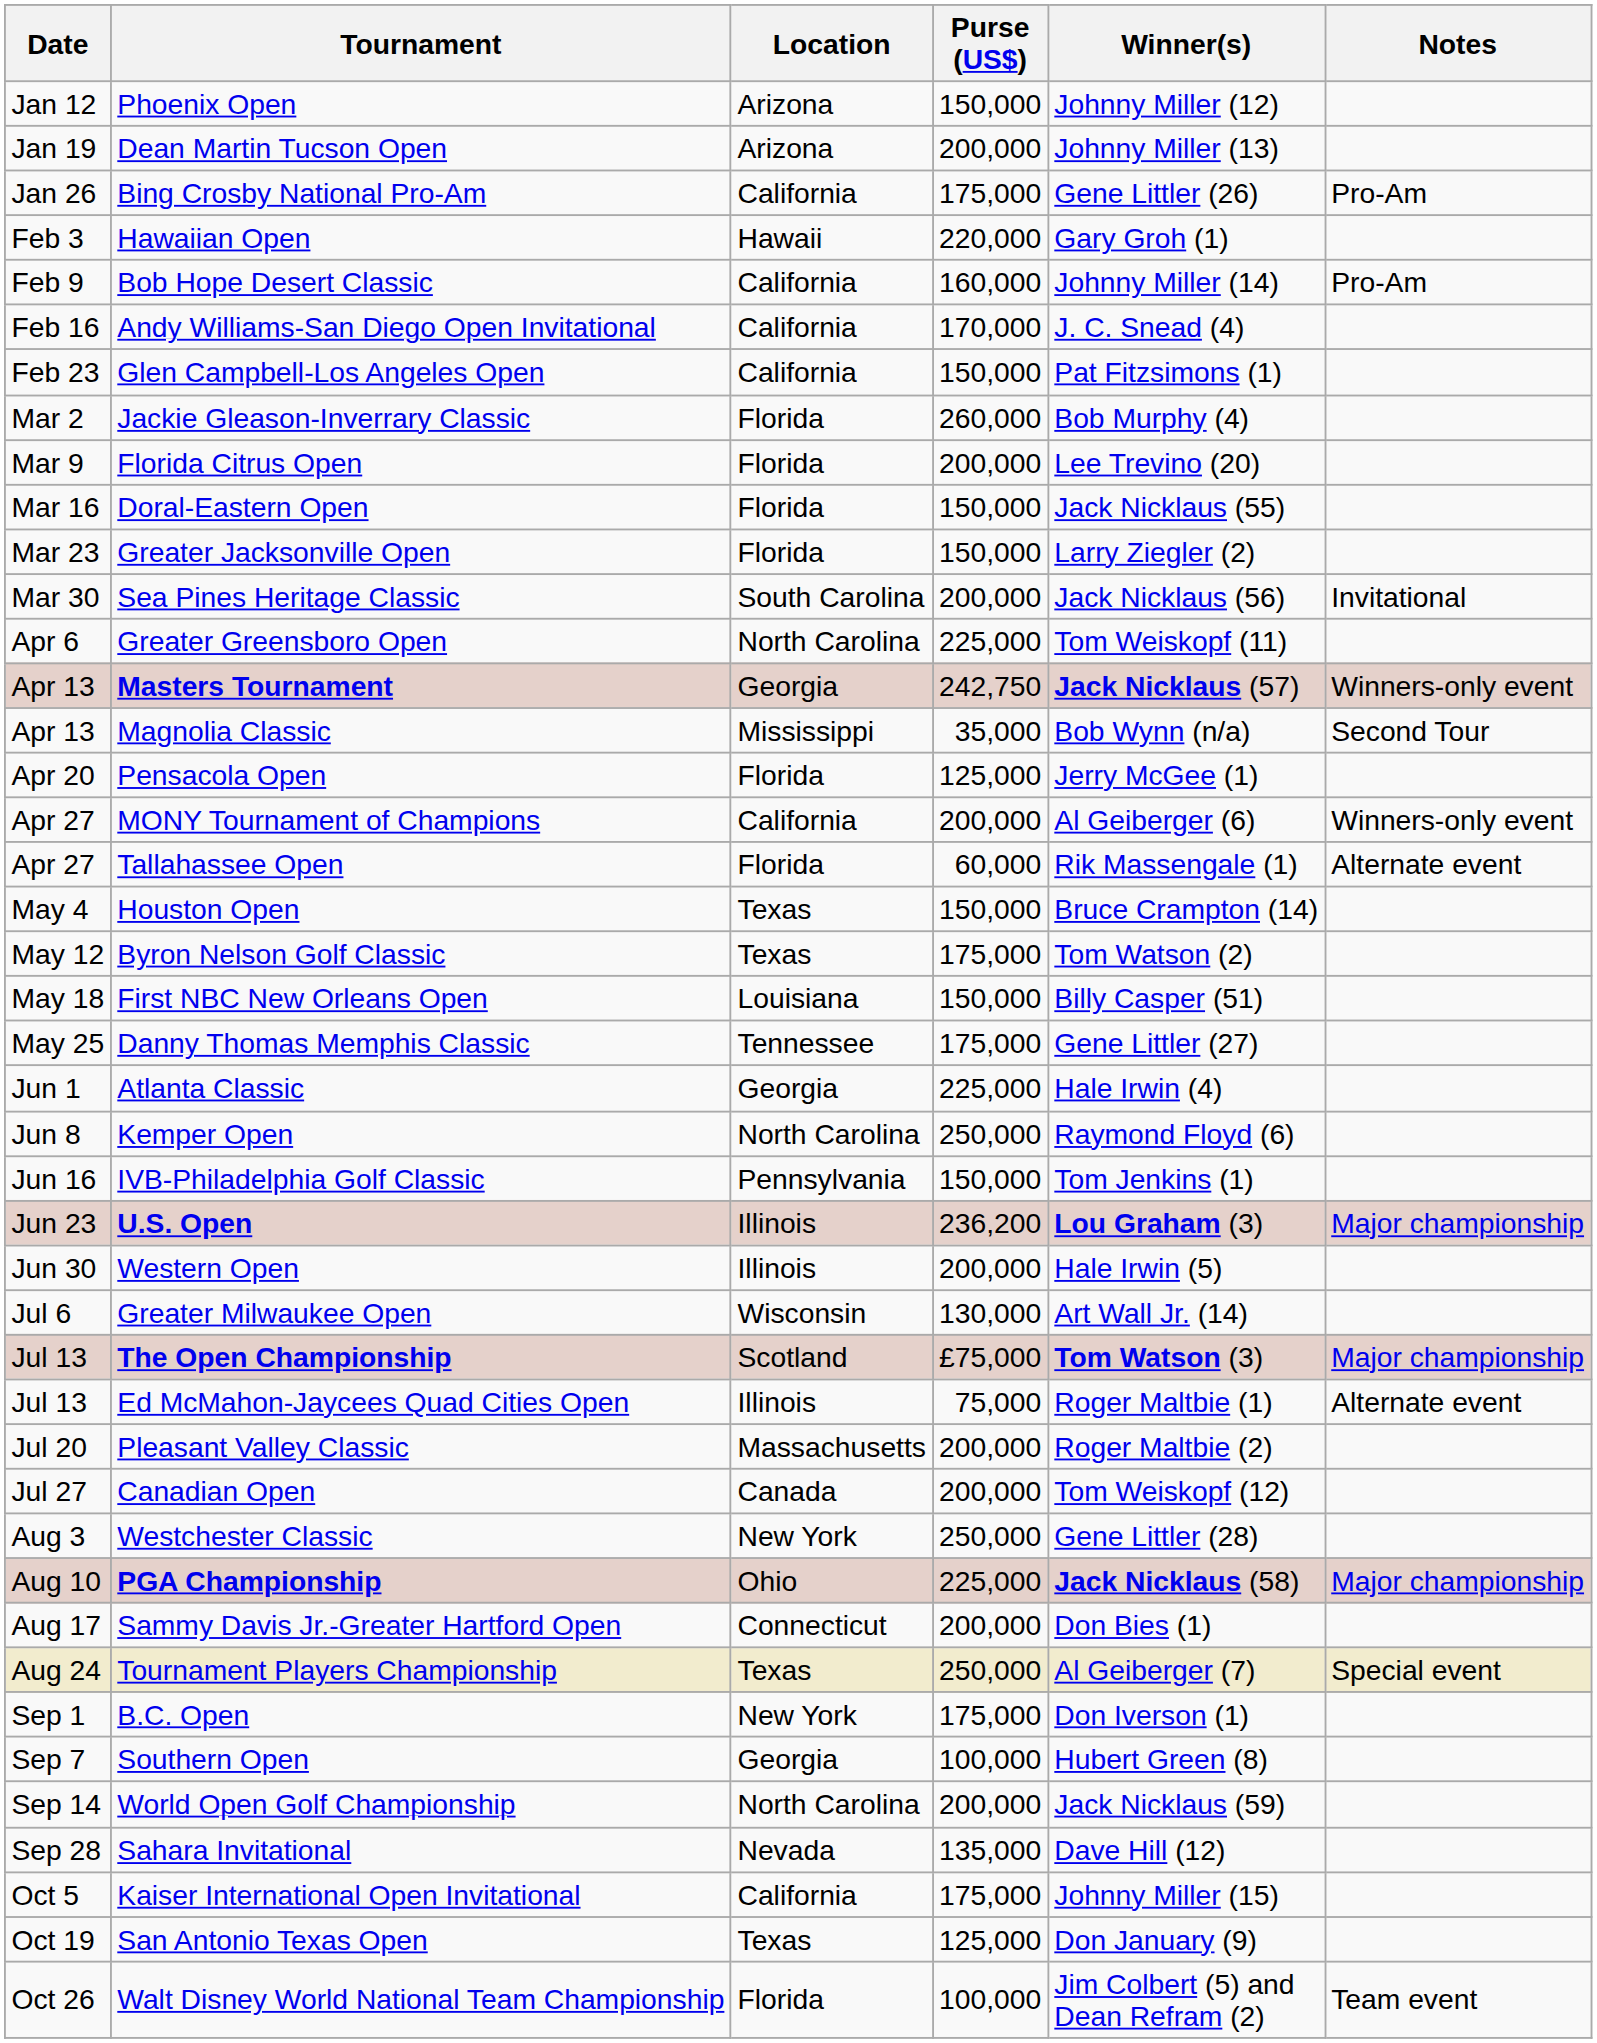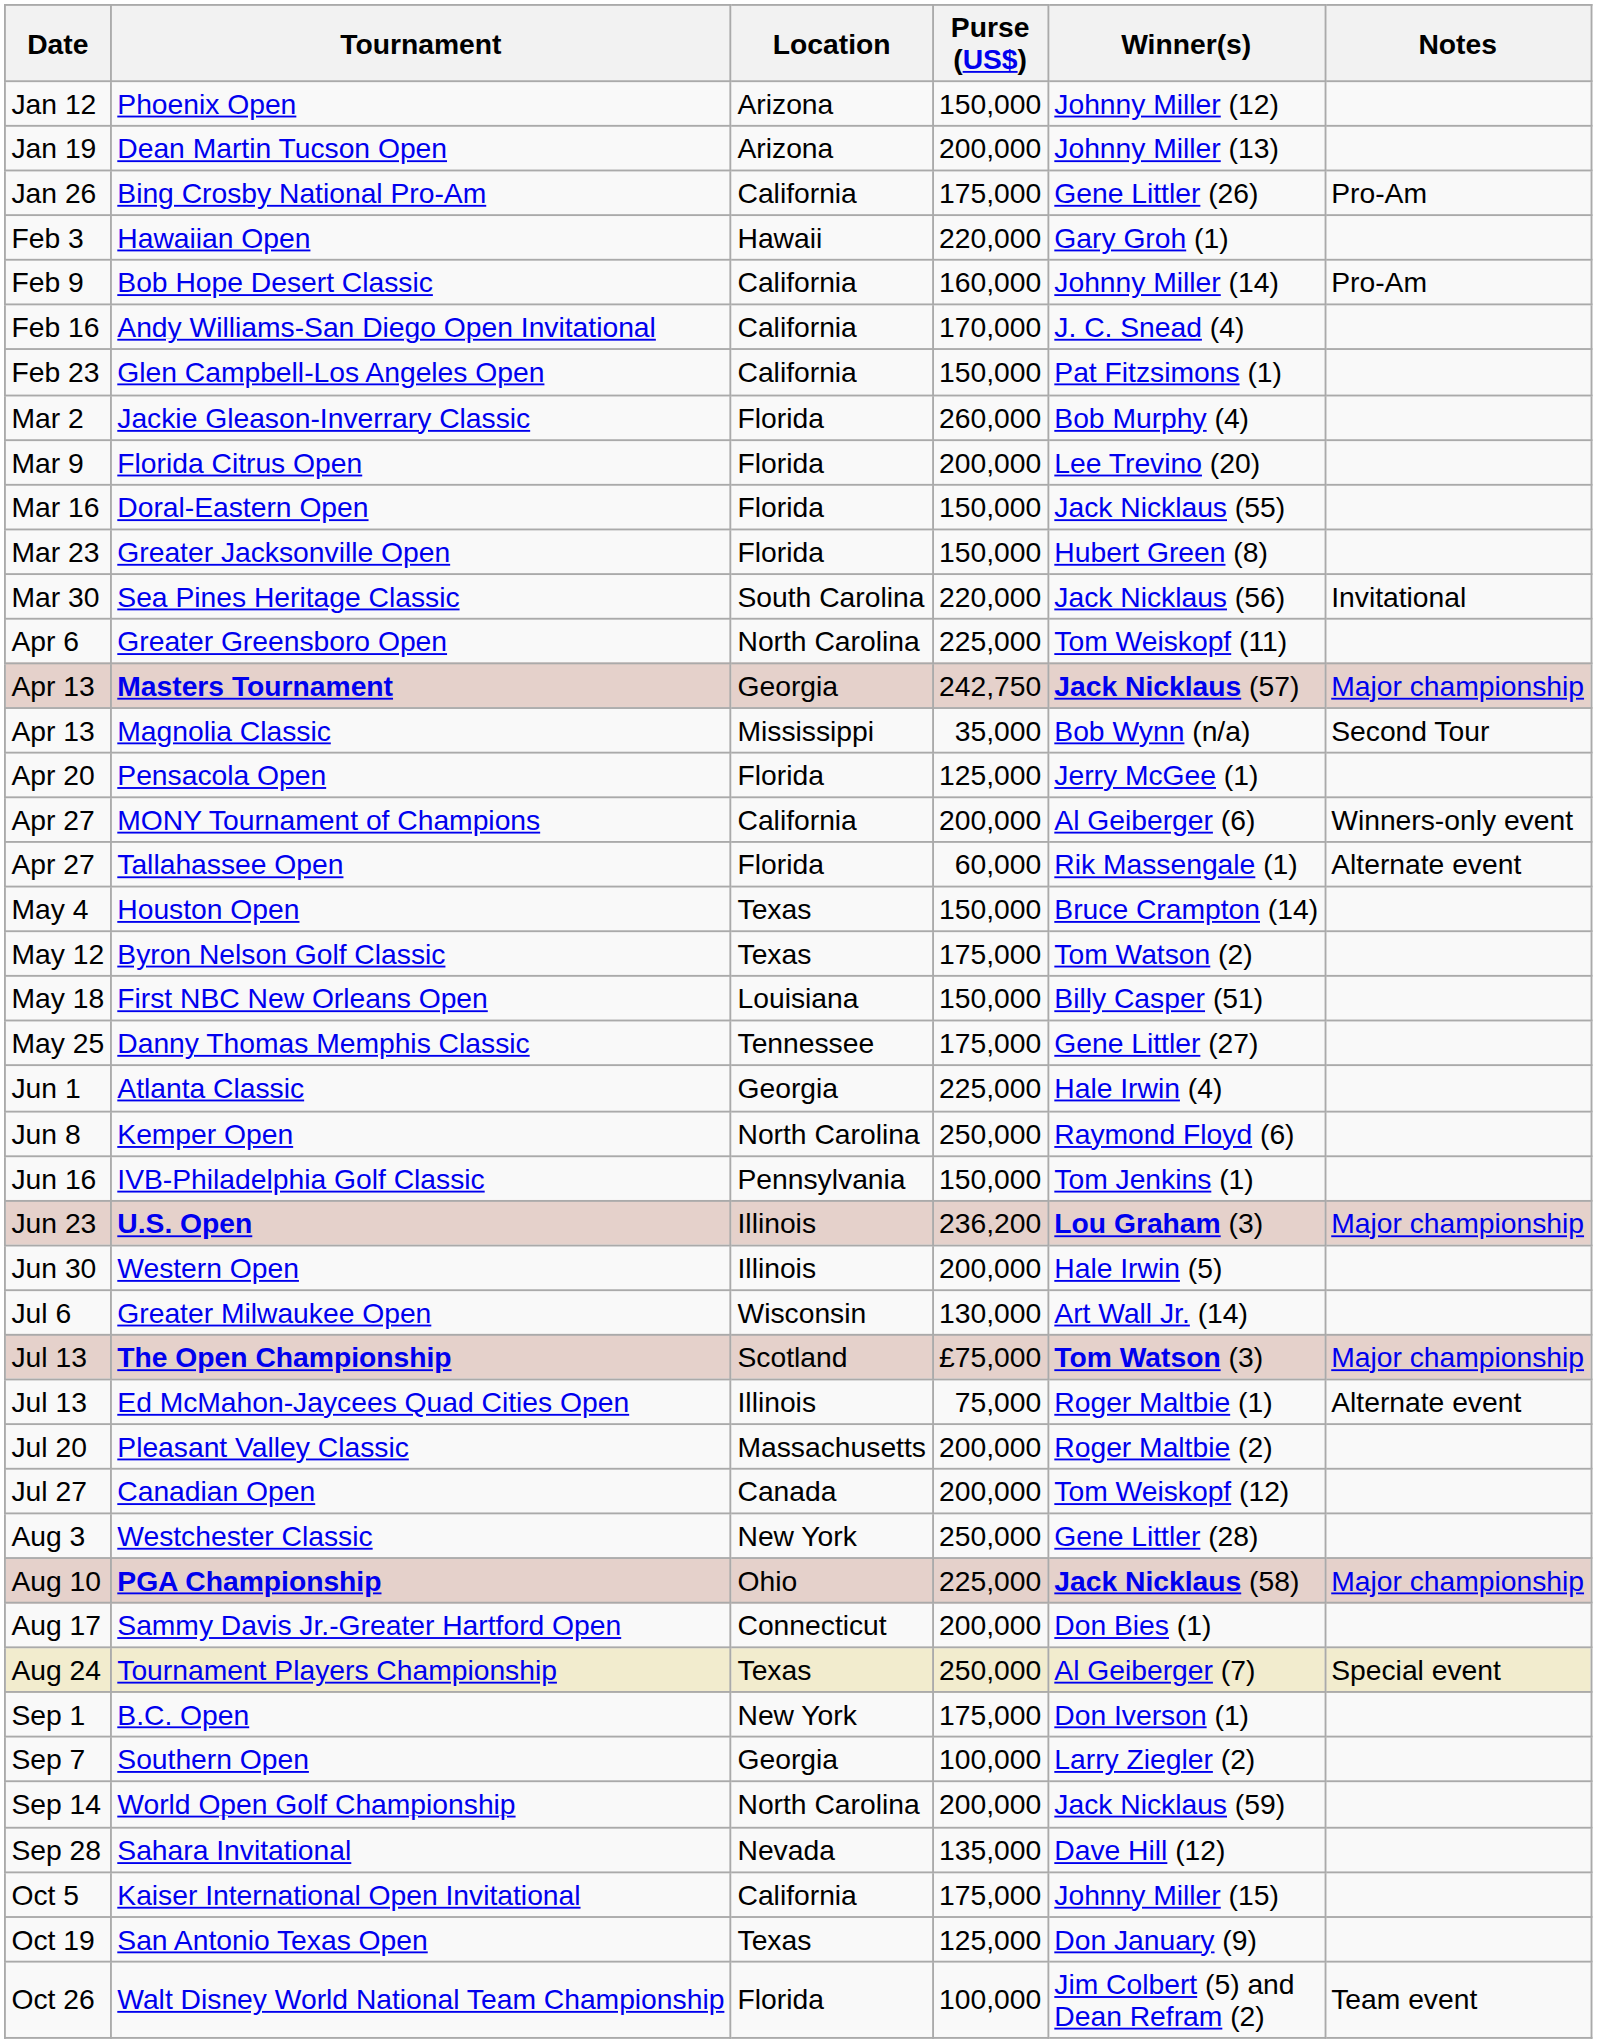(1155, 551) Larry Ziegler (2) -> (1161, 551) Hubert Green (8)
(990, 596) 200,000 -> (990, 596) 220,000
(1452, 686) Winners-only event -> (1458, 686) Major championship
(1161, 1760) Hubert Green (8) -> (1155, 1760) Larry Ziegler (2)
